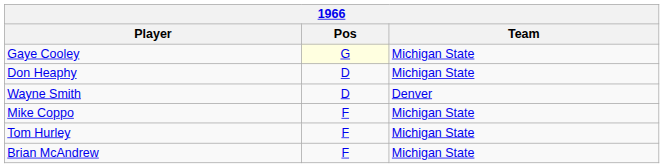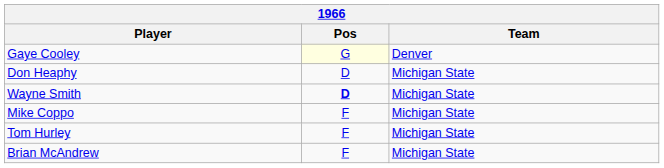(433, 53) Michigan State -> (412, 53) Denver
(345, 93) normal -> (345, 93) bold
(412, 93) Denver -> (433, 93) Michigan State
